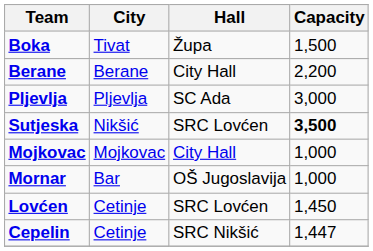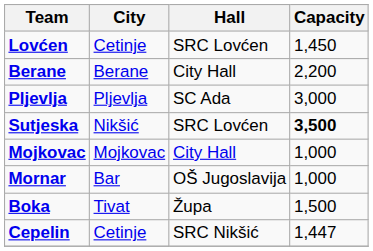rows swapped: (38, 206) <-> (29, 44)
